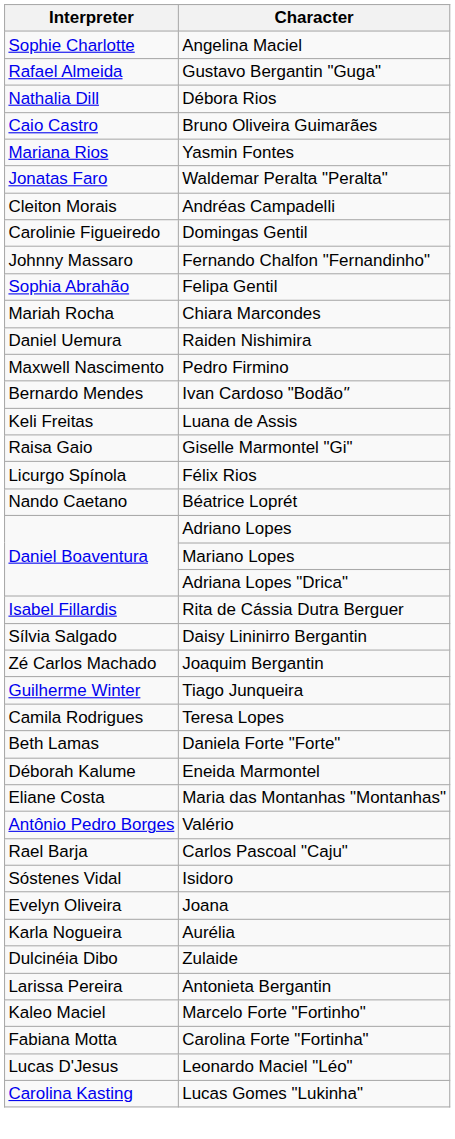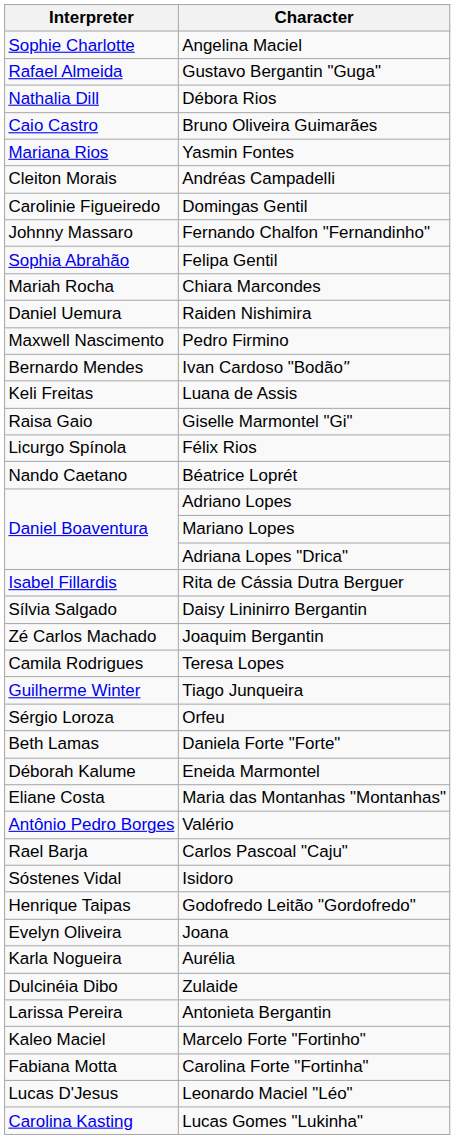- row: (285, 179)
rows swapped: (243, 690) <-> (233, 717)
+ row: (203, 717)
+ row: (299, 905)
